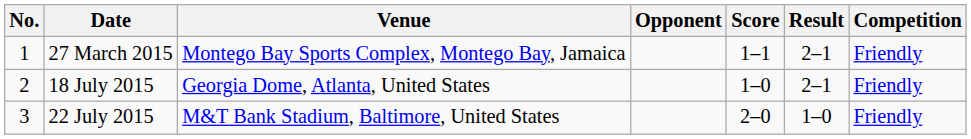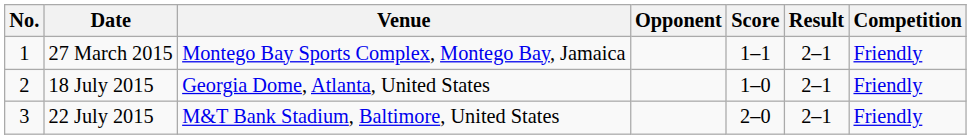(816, 117) 1–0 -> (816, 117) 2–1
